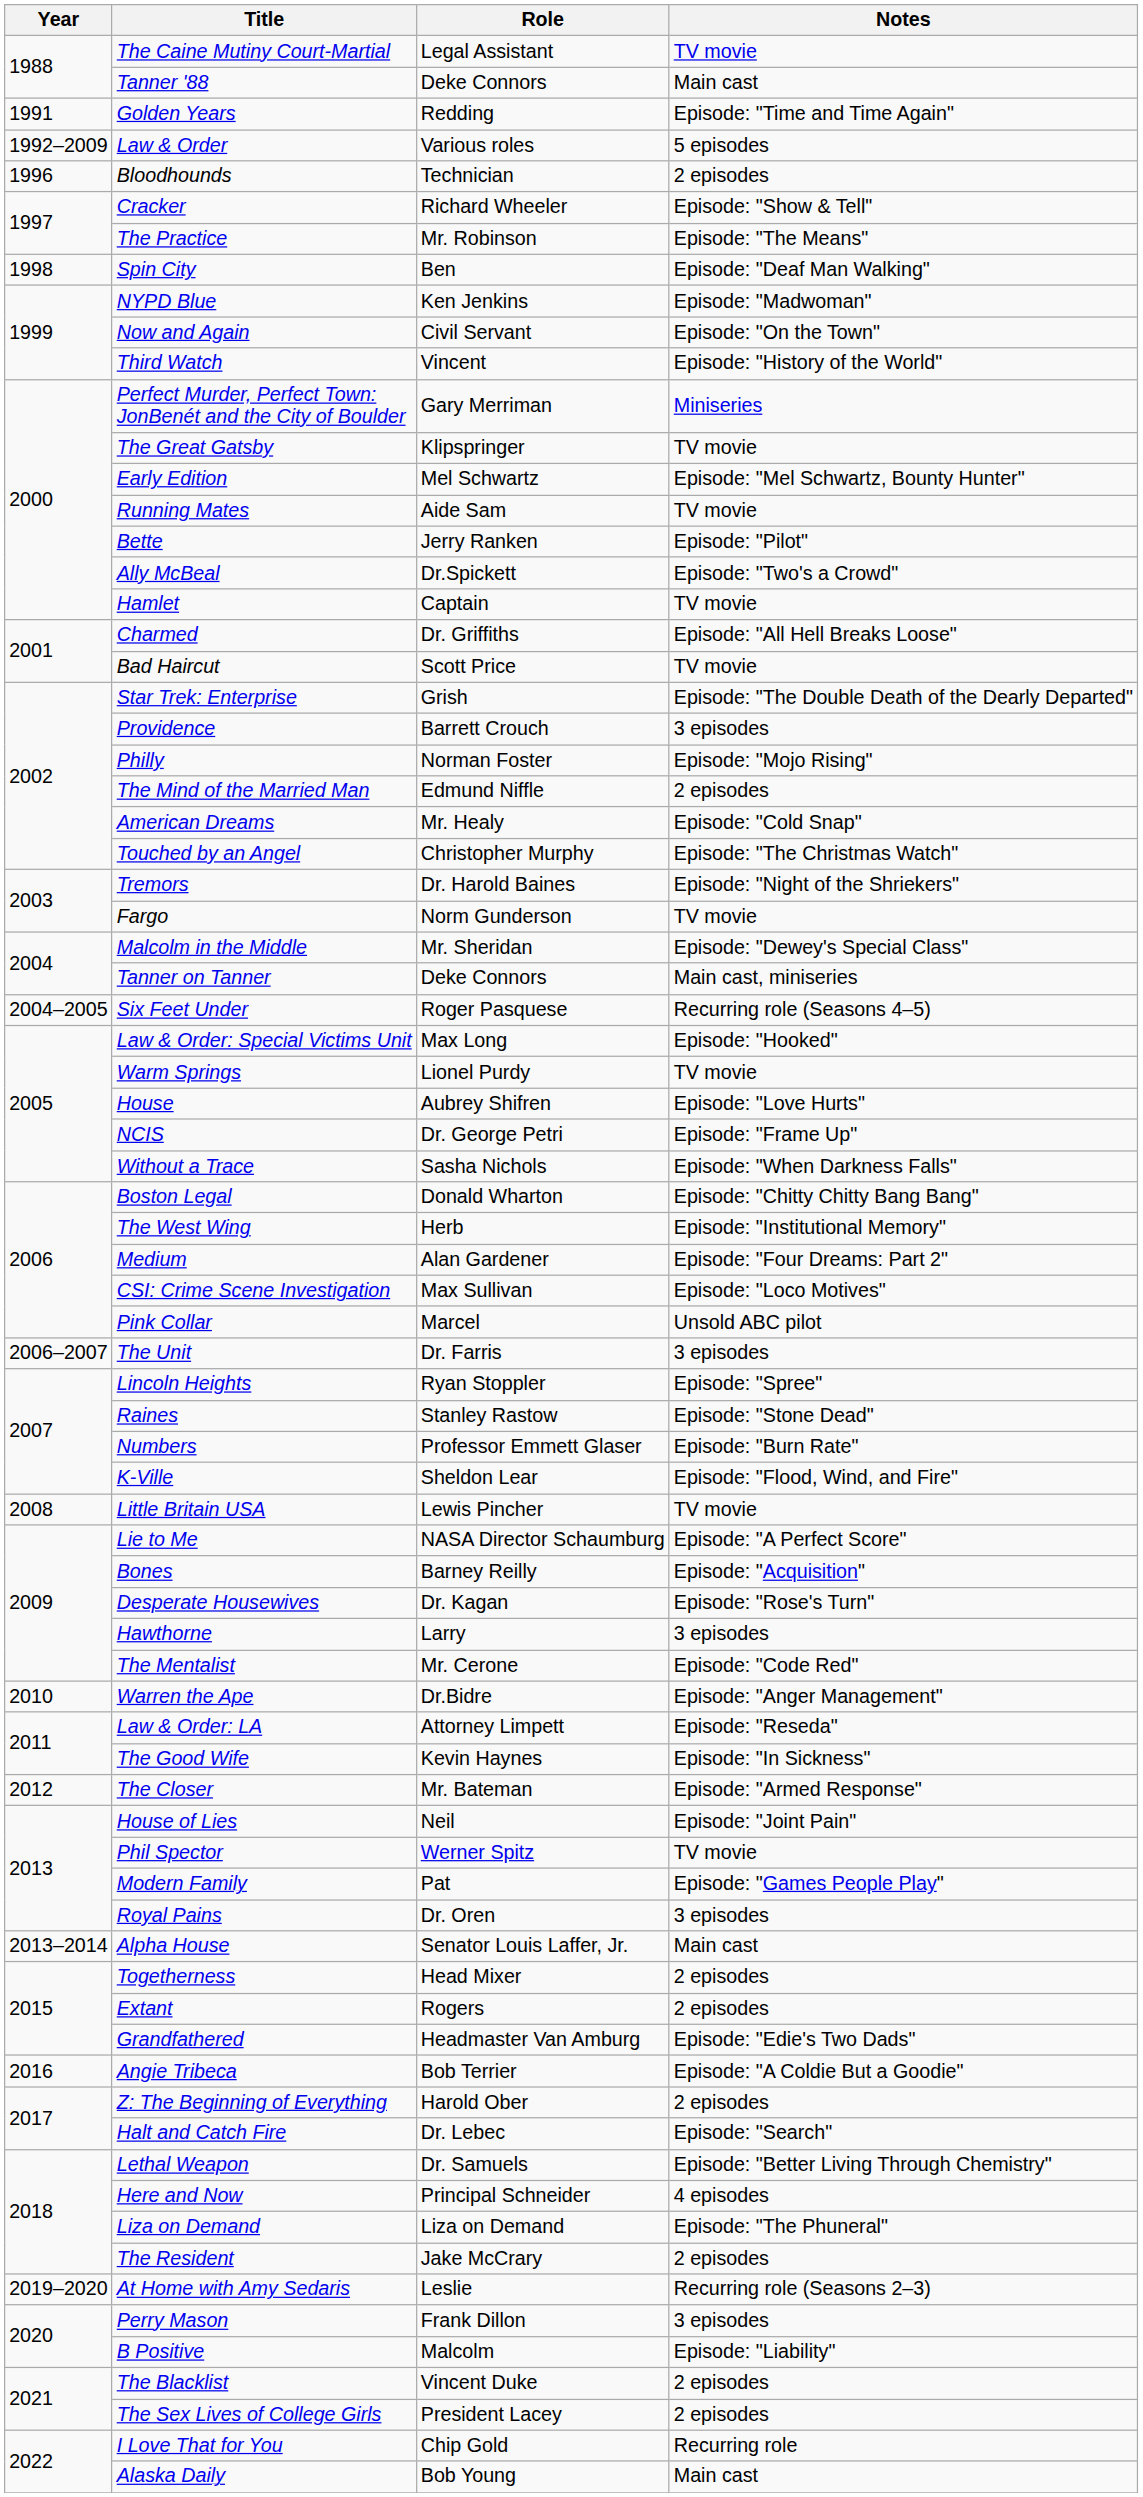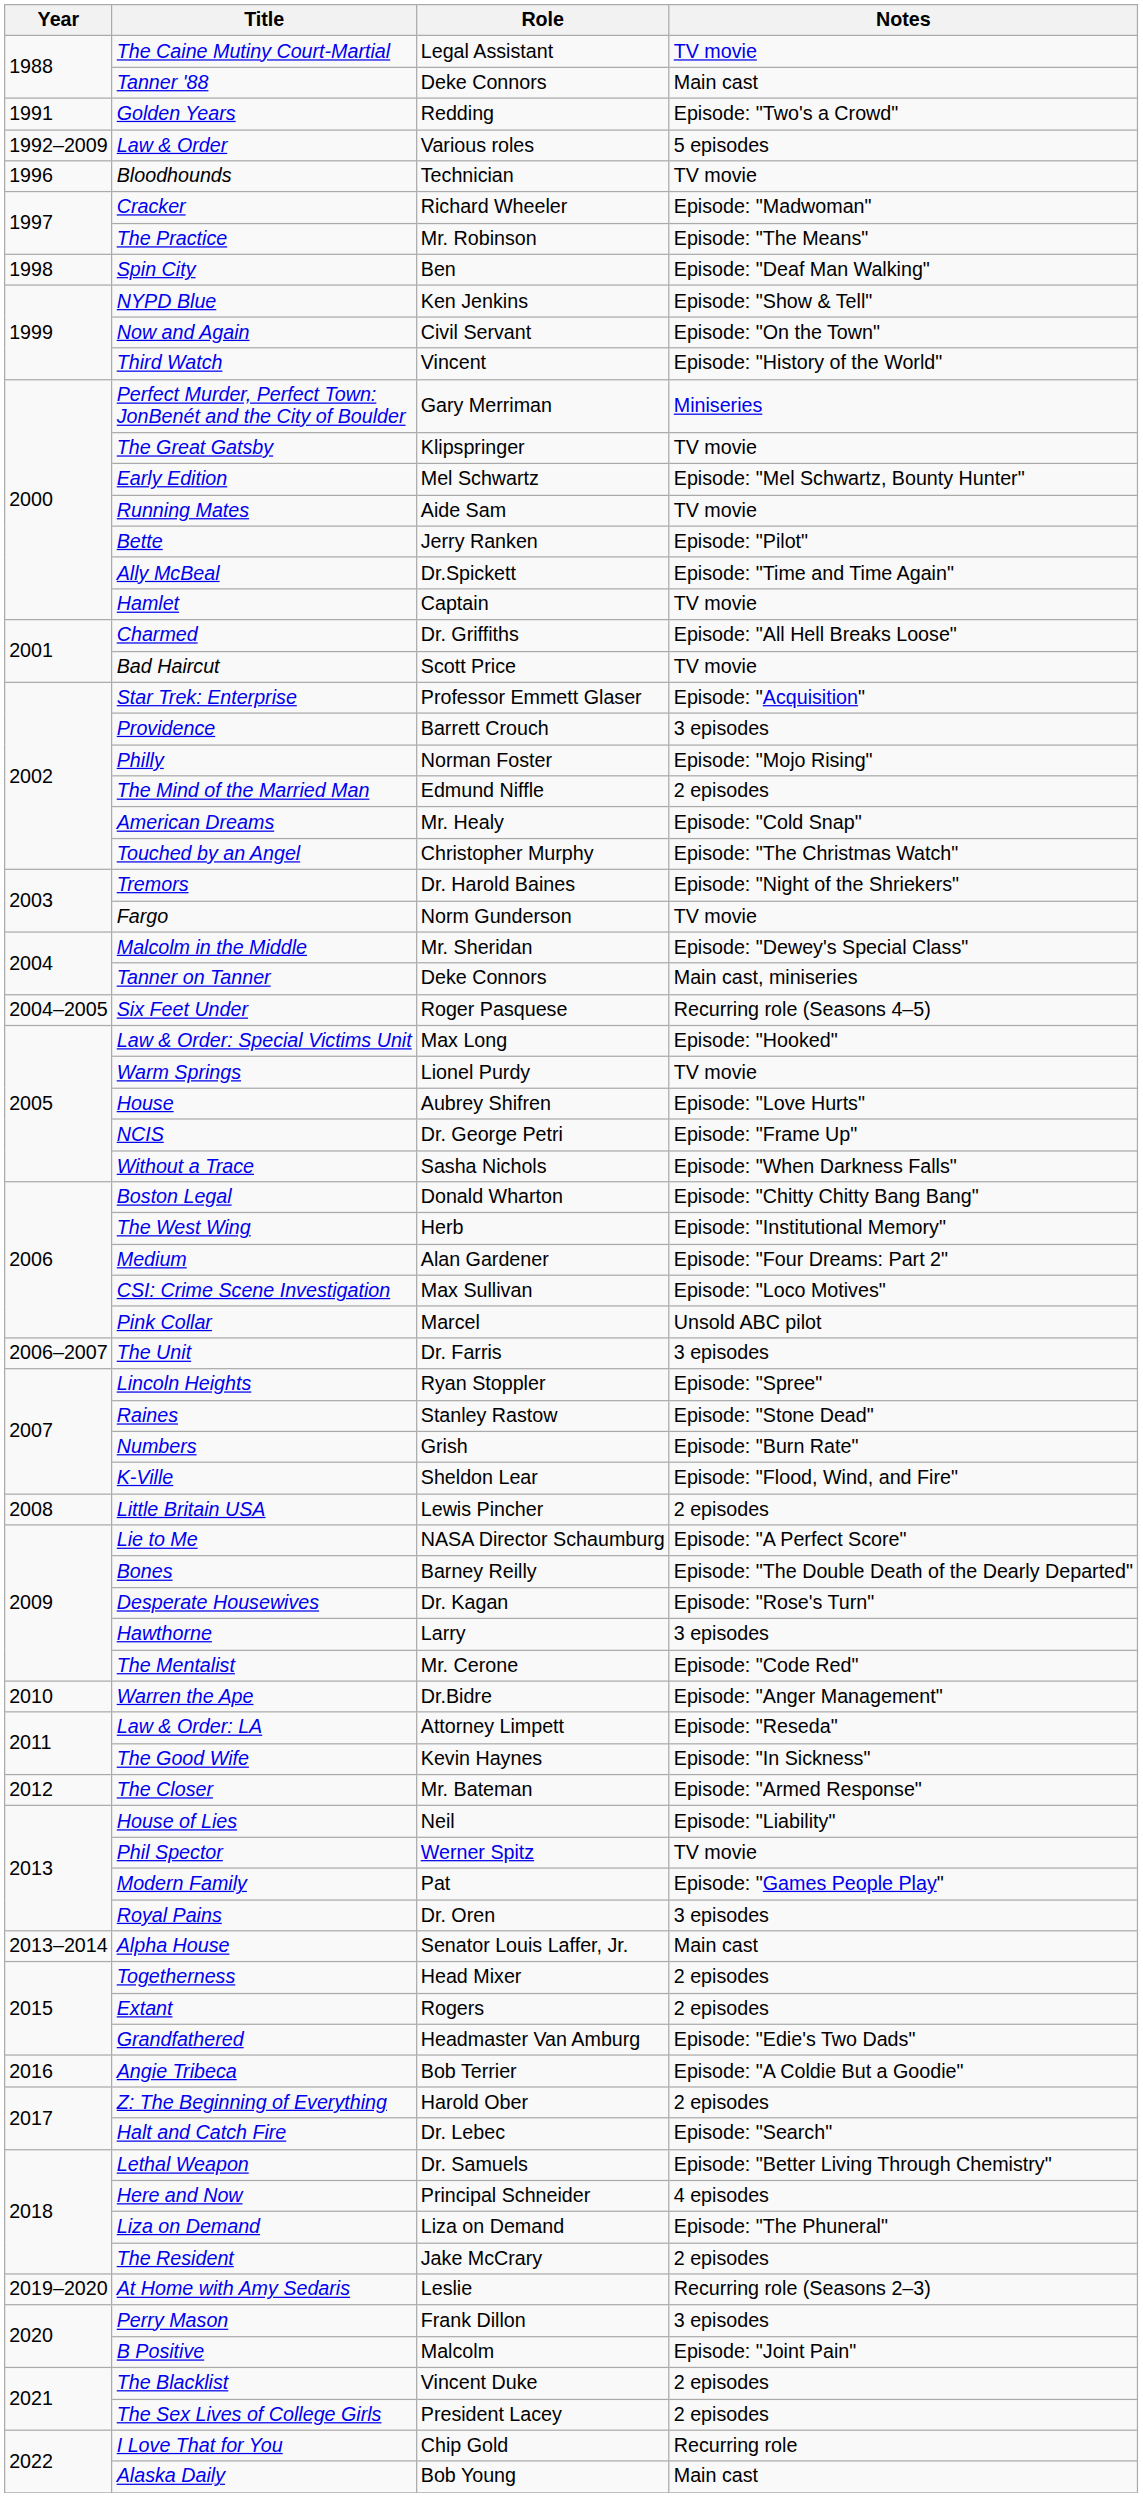(814, 113) Episode: "Time and Time Again" -> (786, 113) Episode: "Two's a Crowd"
(721, 176) 2 episodes -> (715, 176) TV movie
(773, 207) Episode: "Show & Tell" -> (773, 207) Episode: "Madwoman"
(773, 301) Episode: "Madwoman" -> (773, 301) Episode: "Show & Tell"
(786, 572) Episode: "Two's a Crowd" -> (814, 572) Episode: "Time and Time Again"
(444, 697) Grish -> (531, 697) Professor Emmett Glaser
(903, 697) Episode: "The Double Death of the Dearly Departed" -> (769, 697) Episode: "Acquisition"
(531, 1446) Professor Emmett Glaser -> (444, 1446) Grish
(715, 1509) TV movie -> (721, 1509) 2 episodes
(769, 1571) Episode: "Acquisition" -> (903, 1571) Episode: "The Double Death of the Dearly Departed"
(765, 1821) Episode: "Joint Pain" -> (755, 1821) Episode: "Liability"
(755, 2351) Episode: "Liability" -> (765, 2351) Episode: "Joint Pain"
